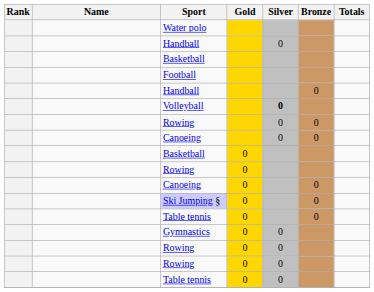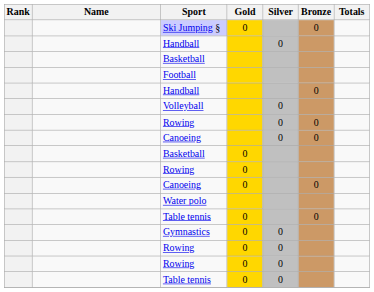rows swapped: (185, 28) <-> (192, 201)
(281, 106) bold -> (281, 106) normal
